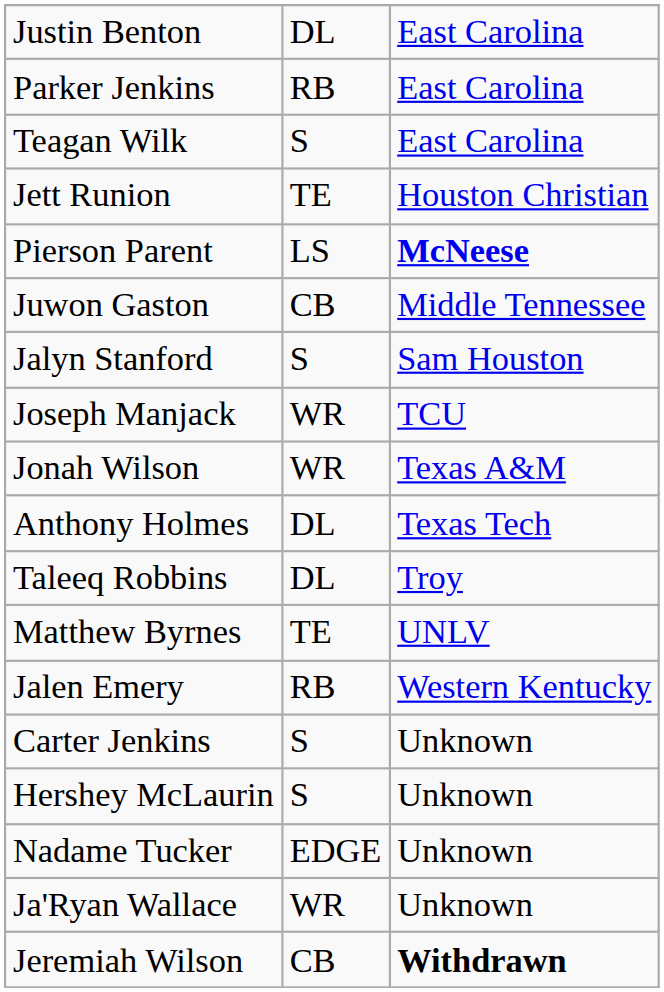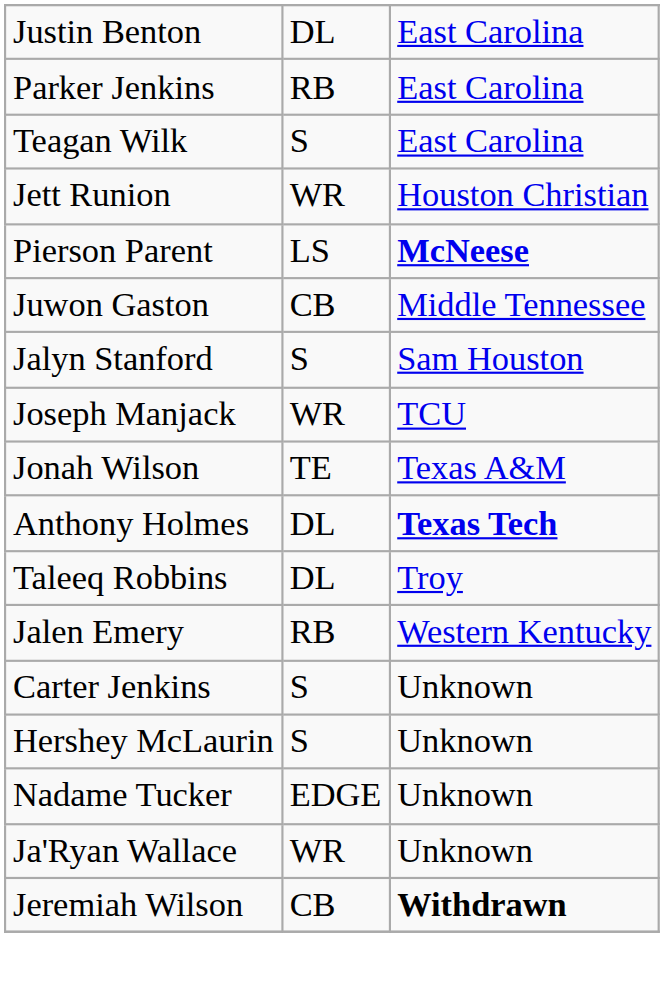(311, 195) TE -> (317, 195) WR
(317, 468) WR -> (311, 468) TE
(474, 522) normal -> (477, 522) bold
- row: (127, 631)
